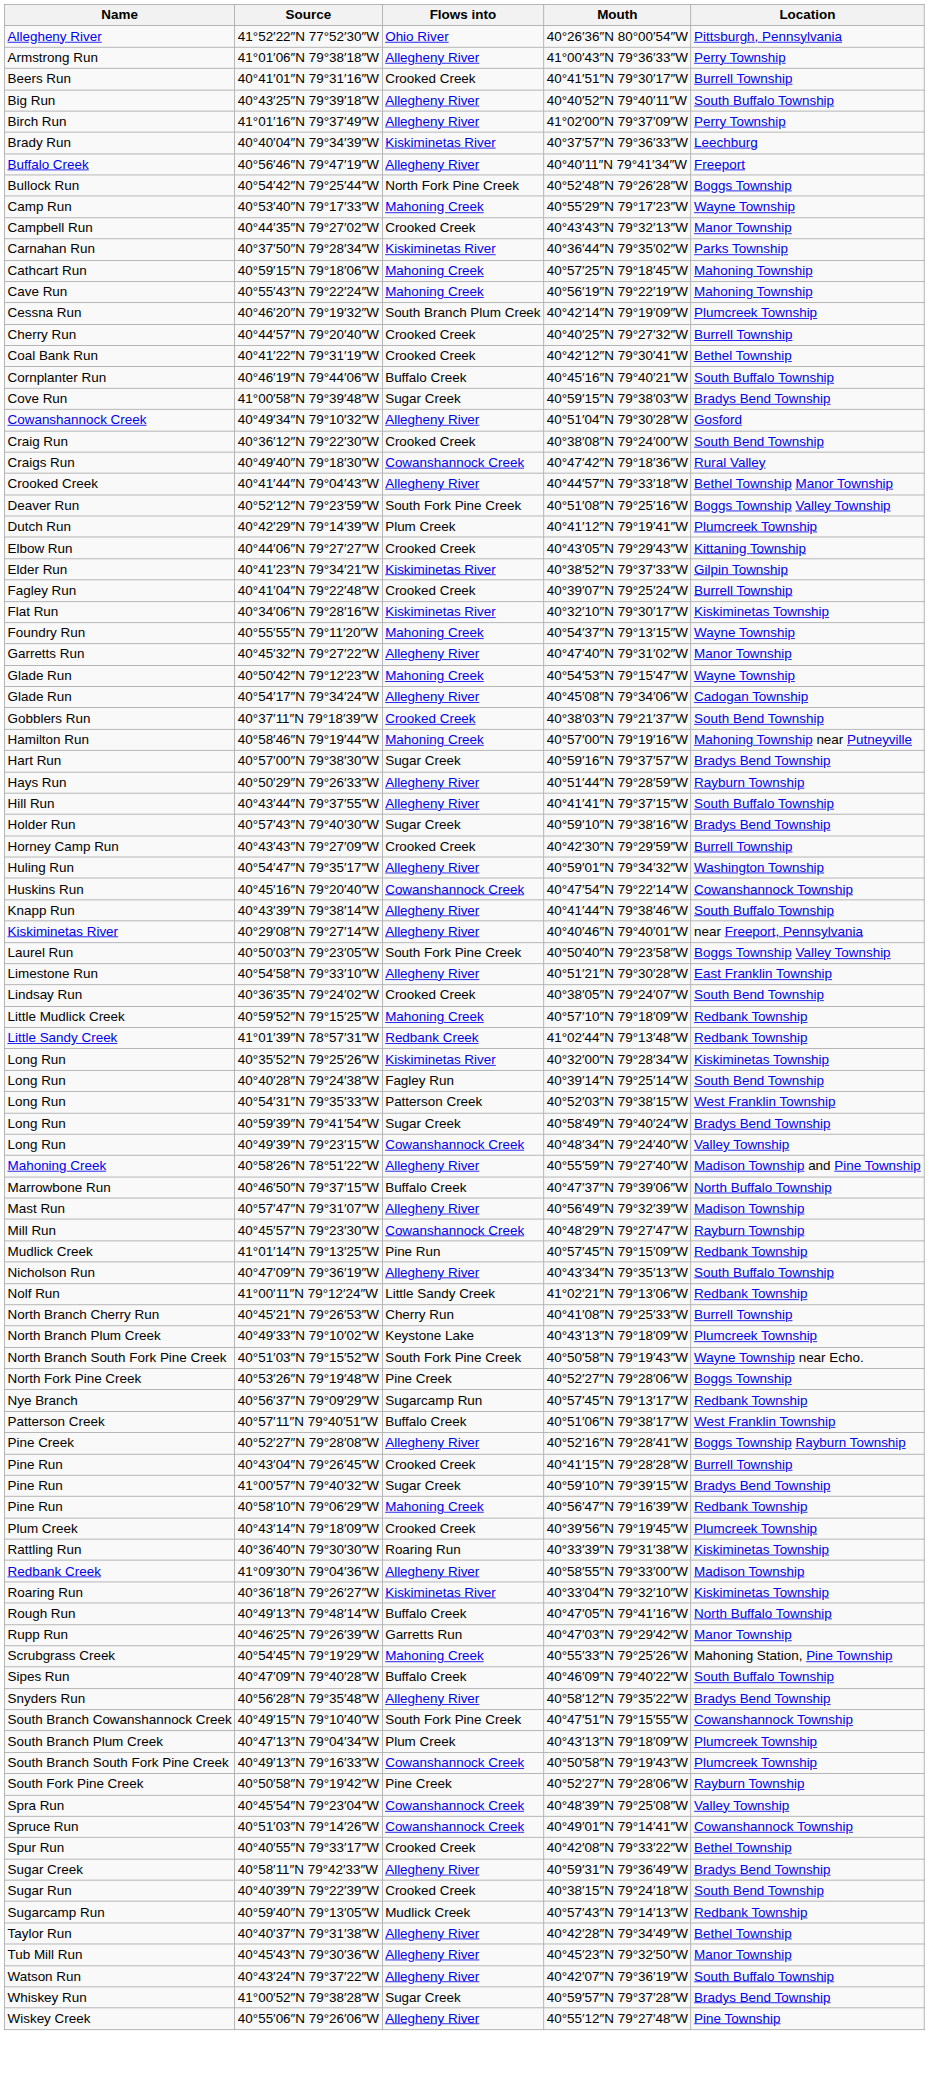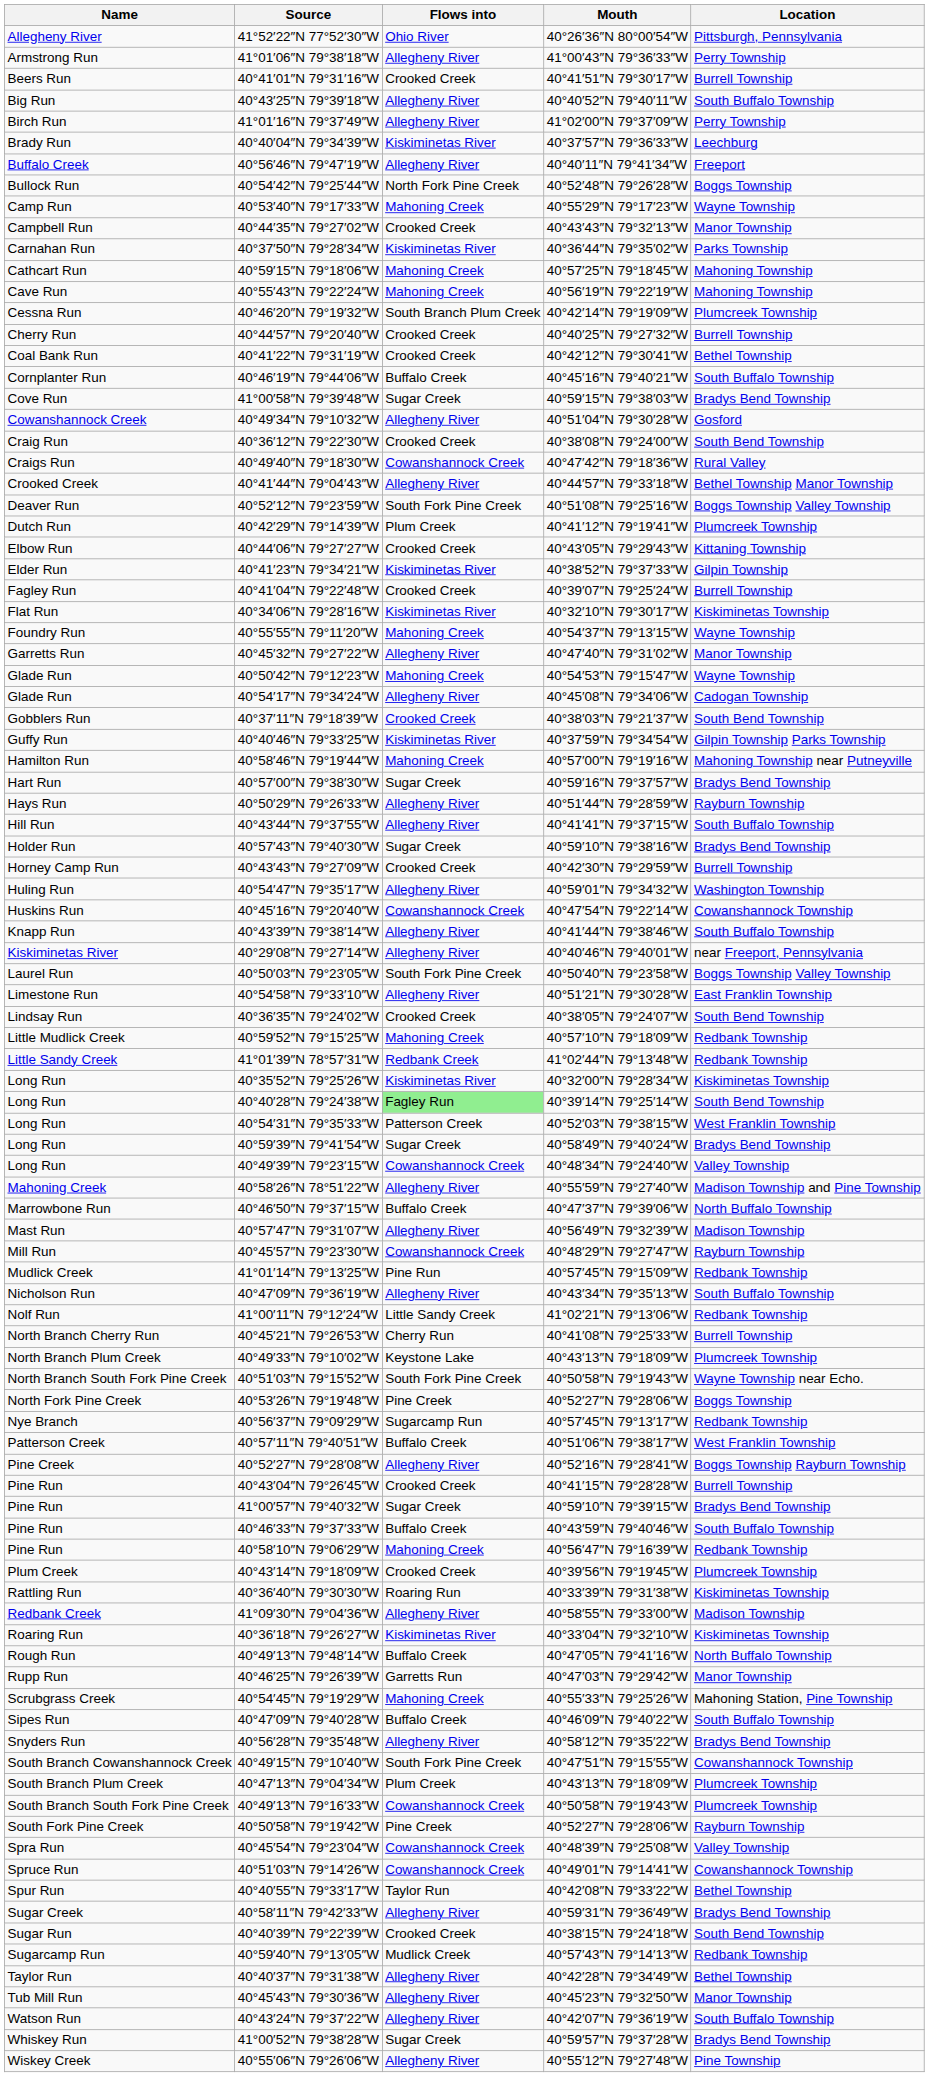+ row: (308, 739)
(420, 1080) no background -> (420, 1102) lightgreen background
+ row: (308, 1528)
(430, 1848) Crooked Creek -> (417, 1890) Taylor Run
